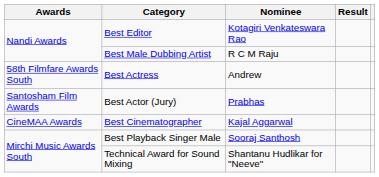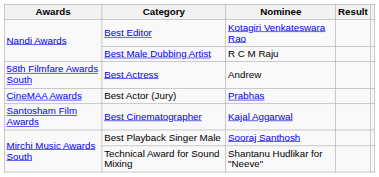(42, 101) Santosham Film Awards -> (44, 96) CineMAA Awards
(44, 122) CineMAA Awards -> (42, 117) Santosham Film Awards
